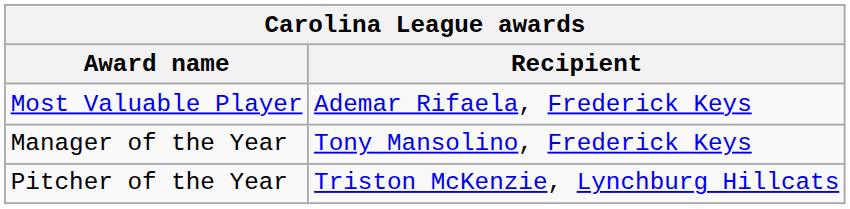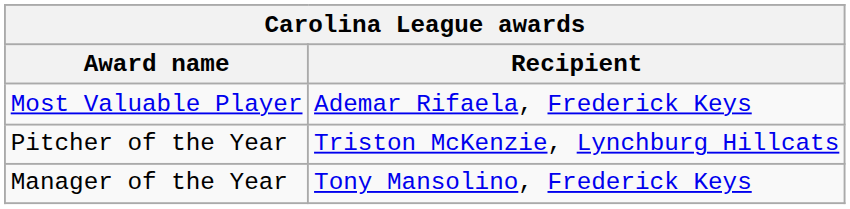rows swapped: (149, 183) <-> (149, 144)
